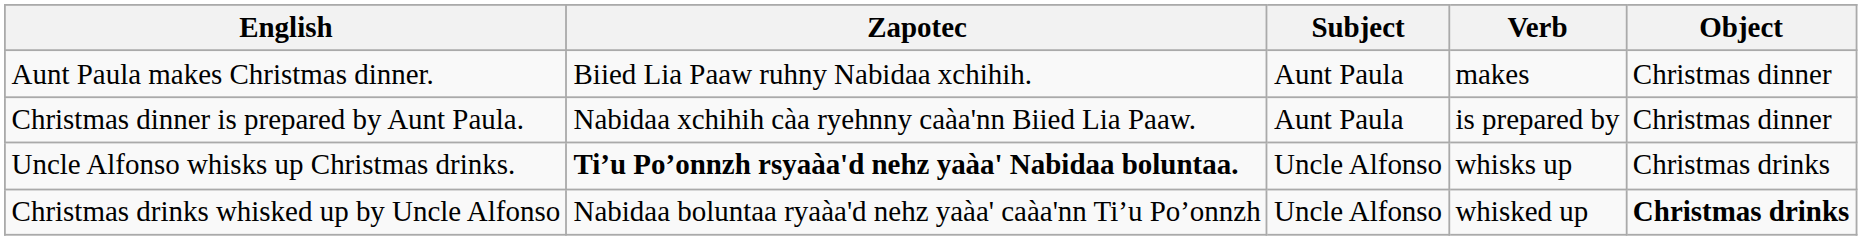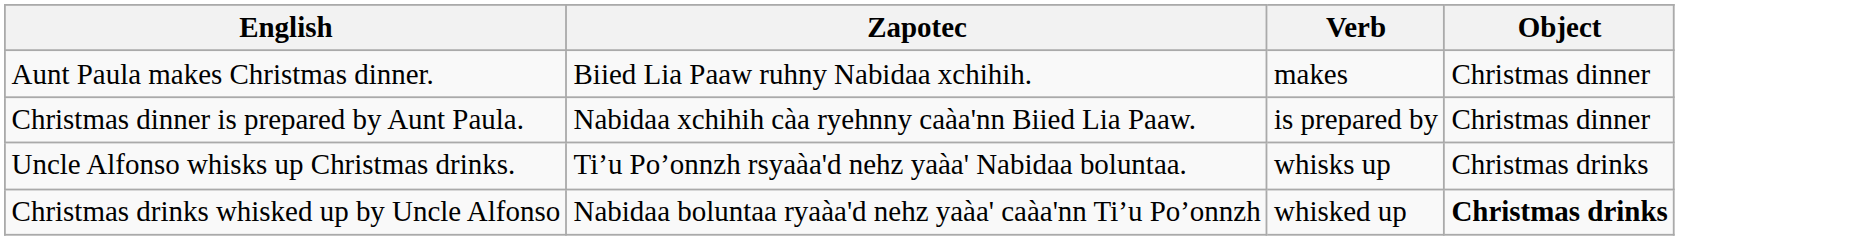- column: (1358, 27)
(906, 165) bold -> (880, 165) normal
